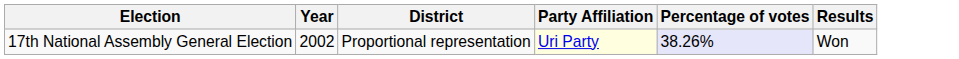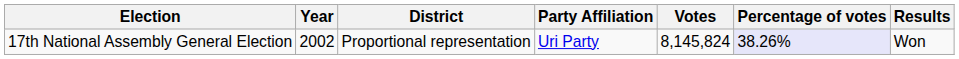+ column: (695, 16)
(568, 41) lightyellow background -> (568, 41) no background
